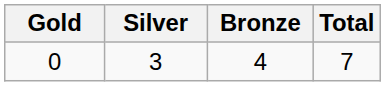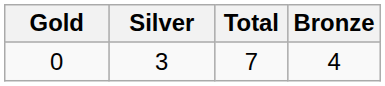columns swapped: (260, 23) <-> (347, 23)
